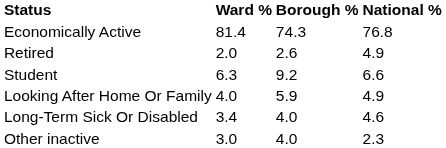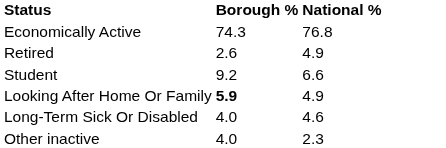- column: (244, 10)
(287, 96) normal -> (226, 96) bold
